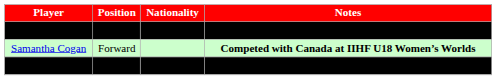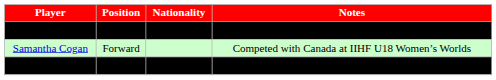(117, 30) Forward -> (121, 30) Defense
(348, 48) bold -> (352, 48) normal
(117, 65) Defense -> (121, 65) Forward
